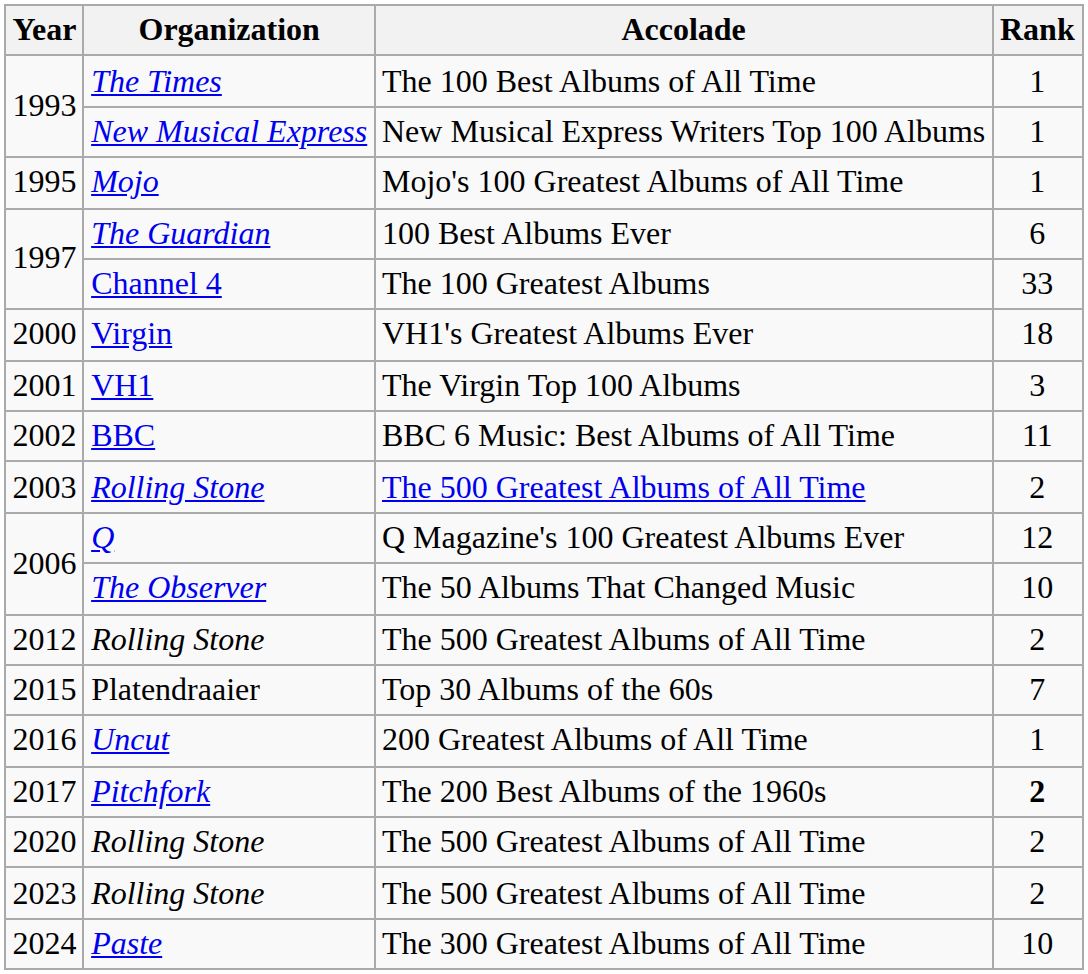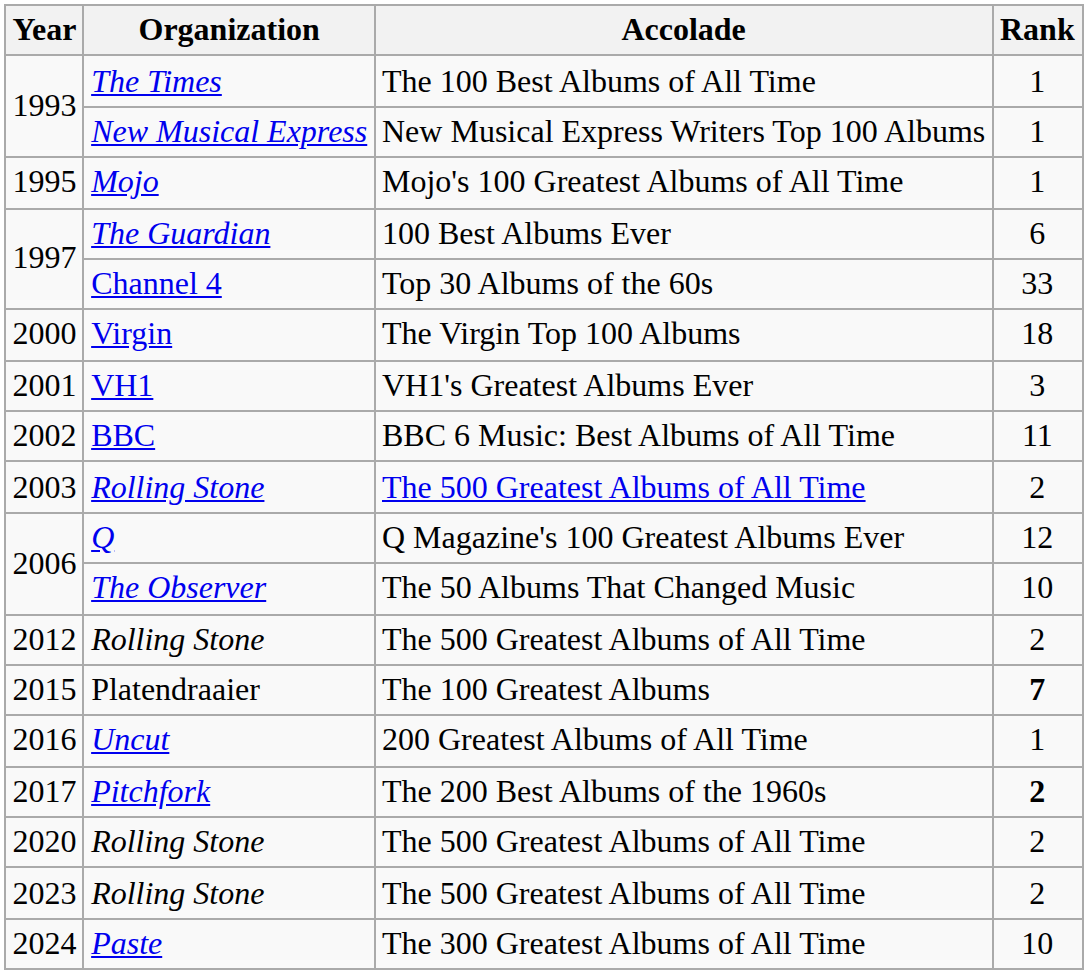(546, 283) The 100 Greatest Albums -> (548, 283) Top 30 Albums of the 60s
(568, 334) VH1's Greatest Albums Ever -> (561, 334) The Virgin Top 100 Albums
(561, 385) The Virgin Top 100 Albums -> (568, 385) VH1's Greatest Albums Ever
(548, 689) Top 30 Albums of the 60s -> (546, 689) The 100 Greatest Albums
(1037, 689) normal -> (1037, 689) bold
